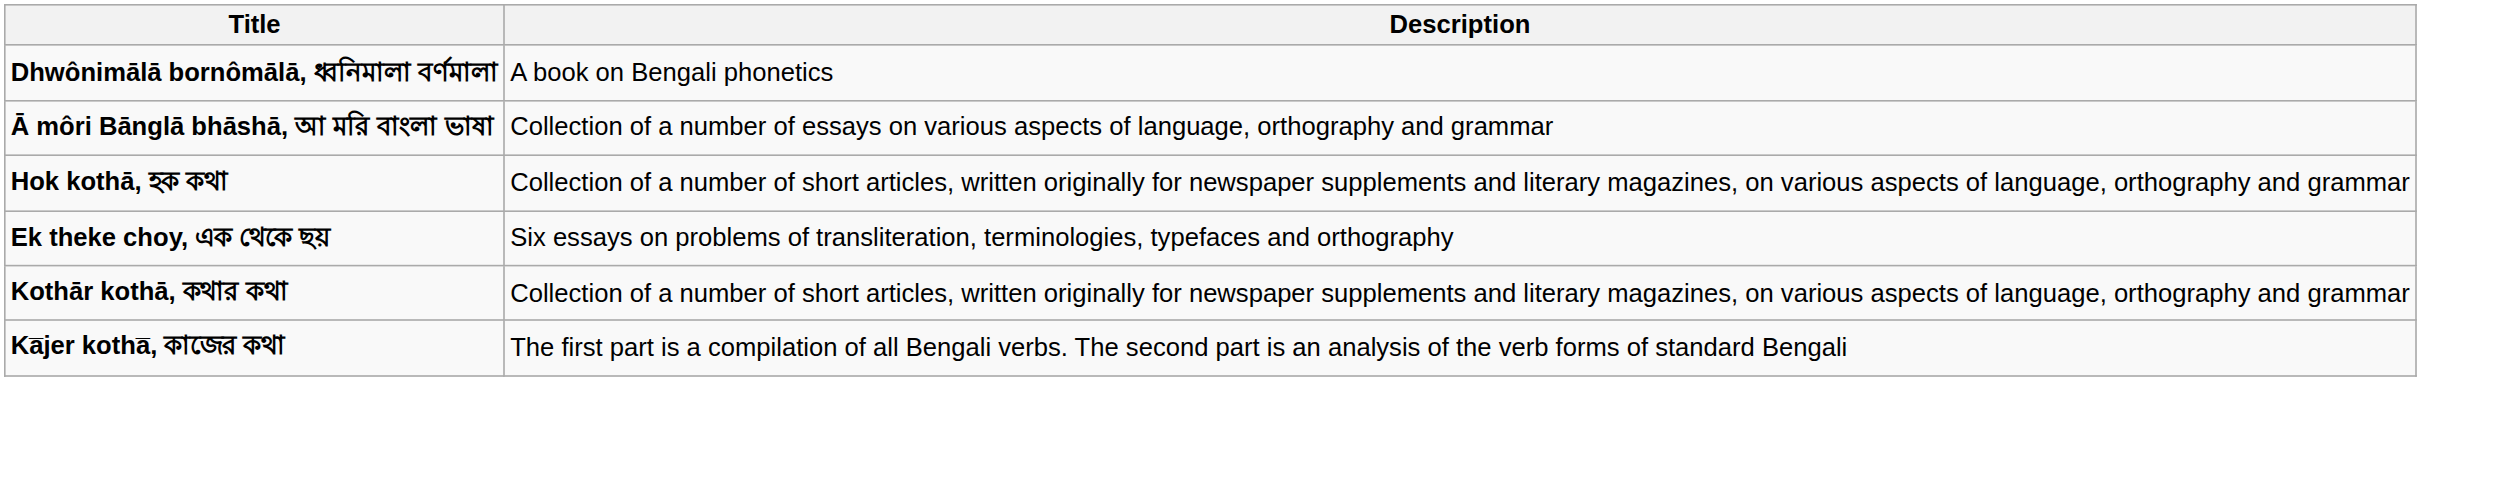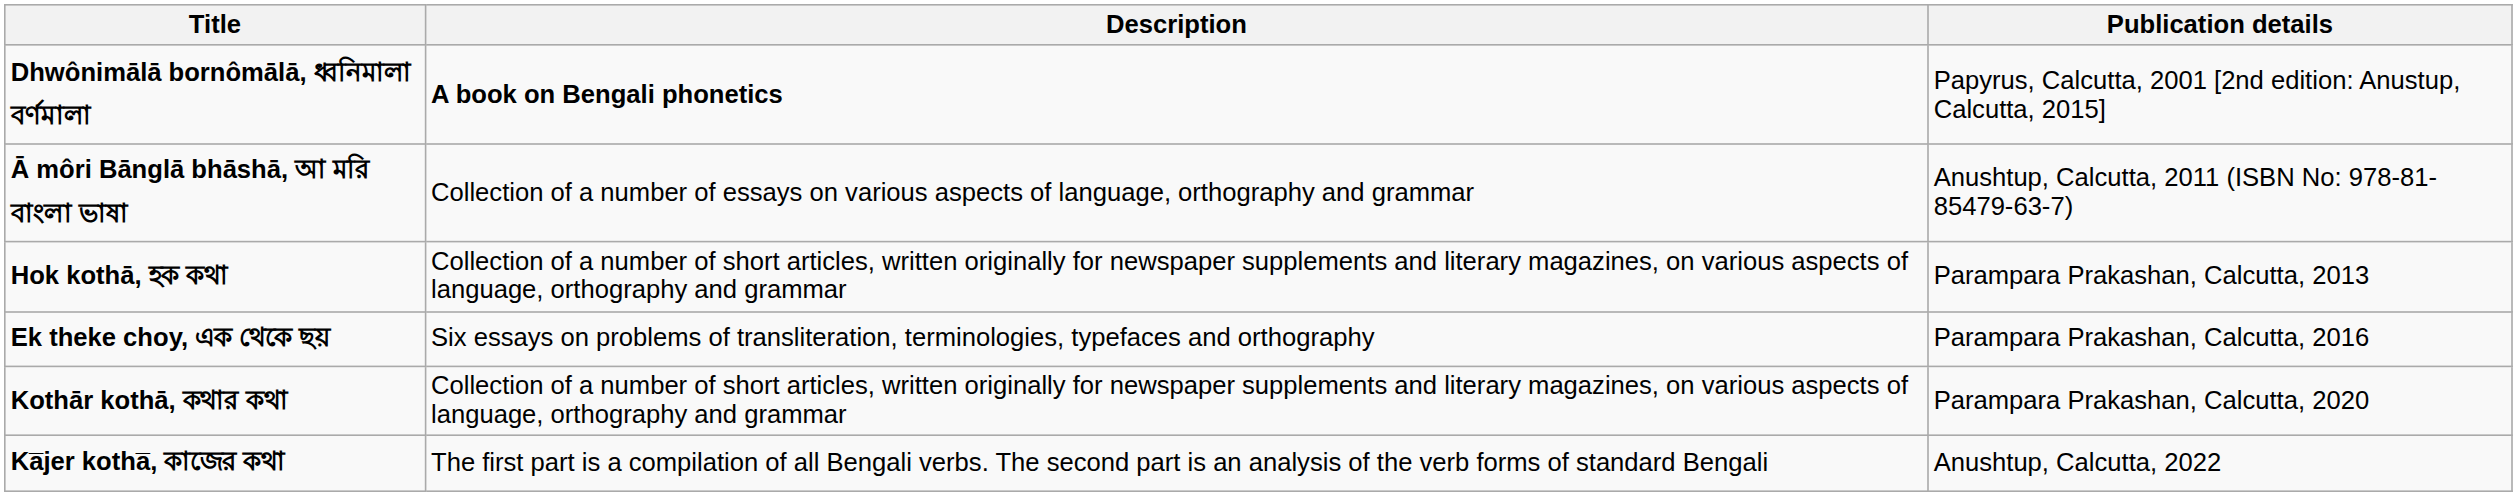+ column: (2220, 24)
(672, 72) normal -> (607, 94) bold
